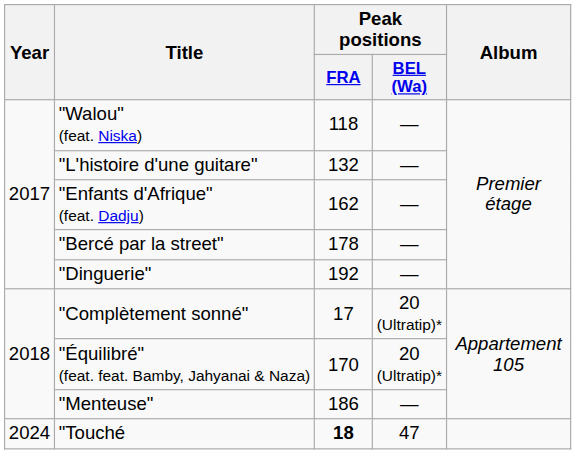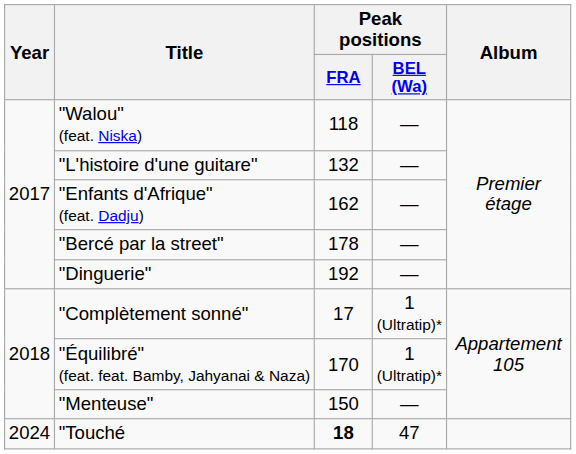(409, 313) 20 (Ultratip)* -> (409, 313) 1 (Ultratip)*
(409, 364) 20 (Ultratip)* -> (409, 364) 1 (Ultratip)*
(343, 404) 186 -> (343, 404) 150
